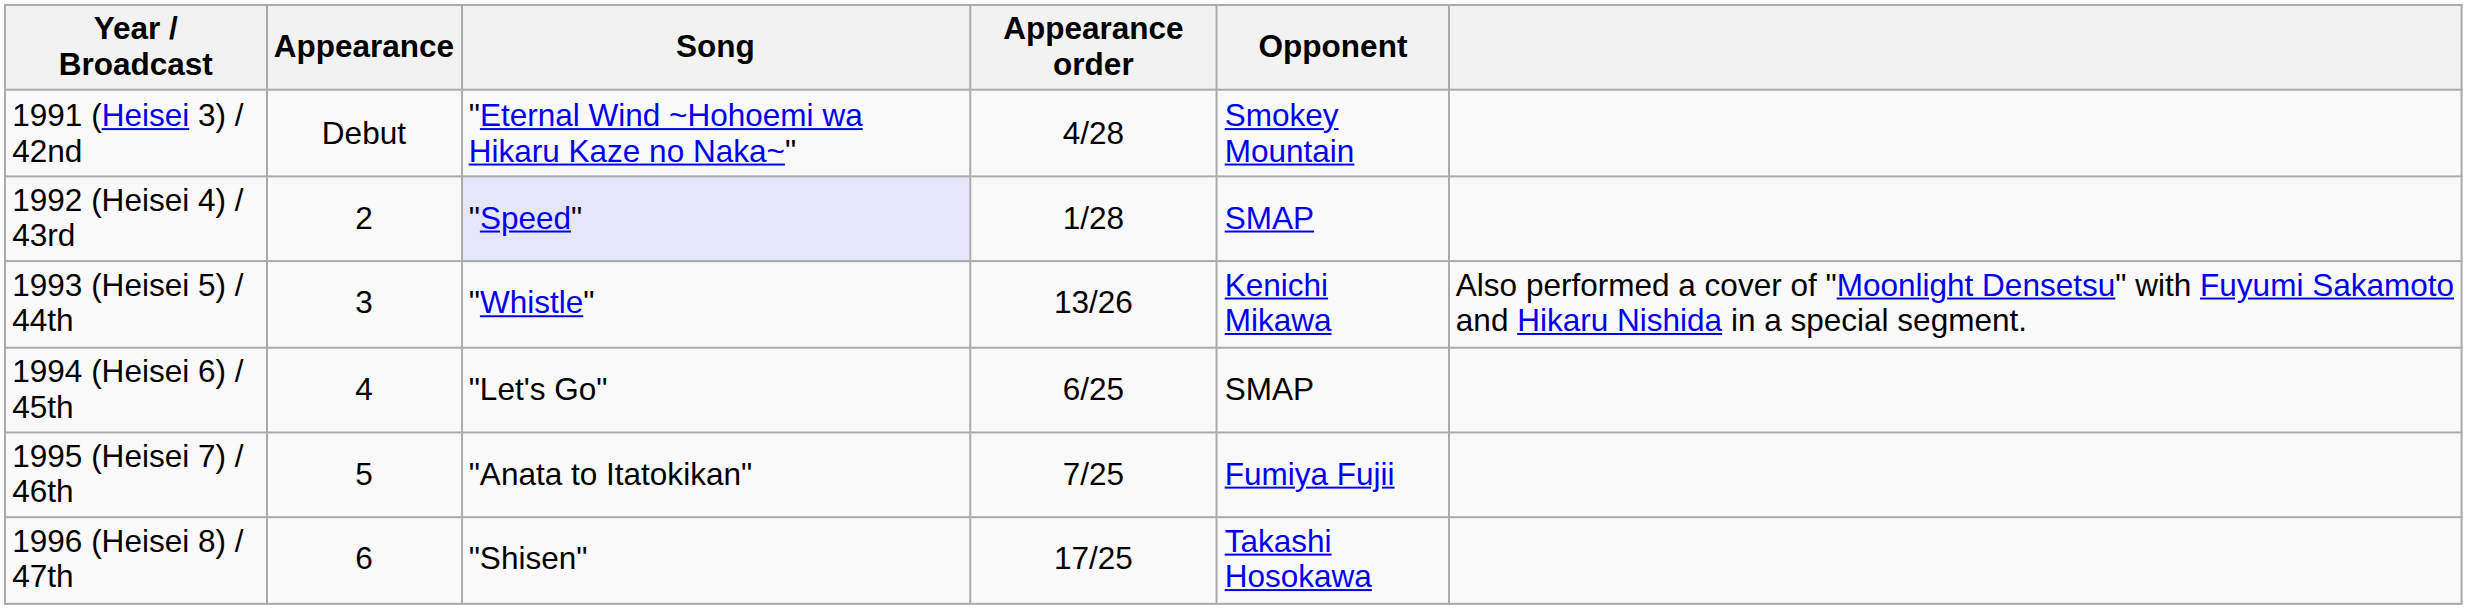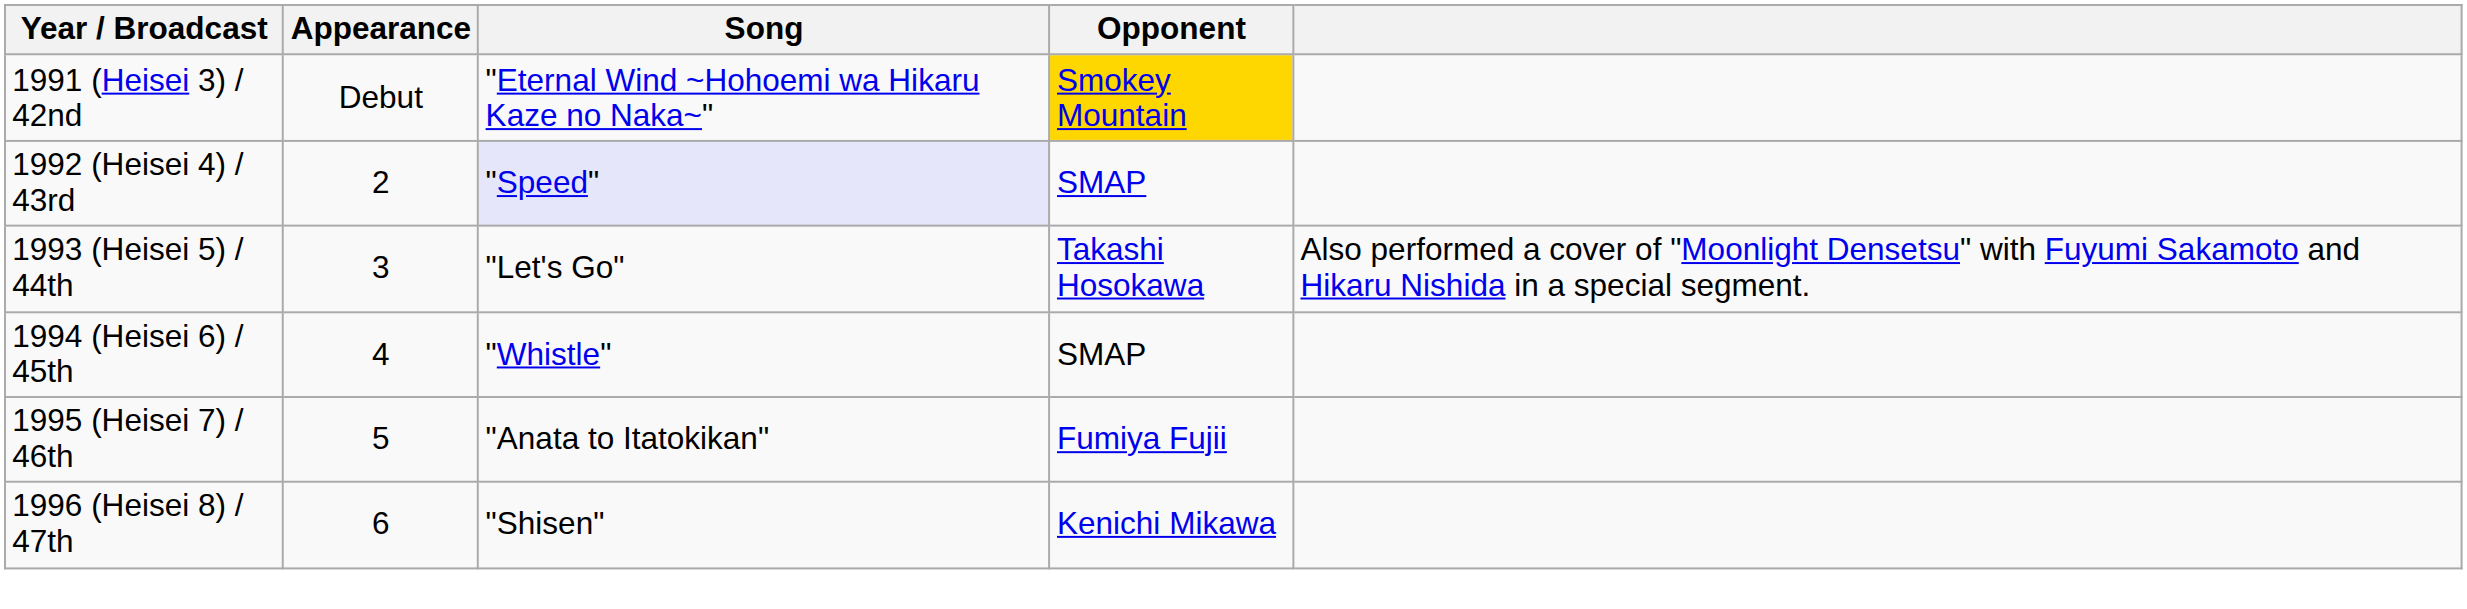- column: (1093, 47)
(1290, 132) no background -> (1122, 97) gold background
(532, 303) "Whistle" -> (555, 268) "Let's Go"
(1278, 303) Kenichi Mikawa -> (1131, 268) Takashi Hosokawa
(538, 389) "Let's Go" -> (548, 353) "Whistle"
(1298, 559) Takashi Hosokawa -> (1166, 524) Kenichi Mikawa
